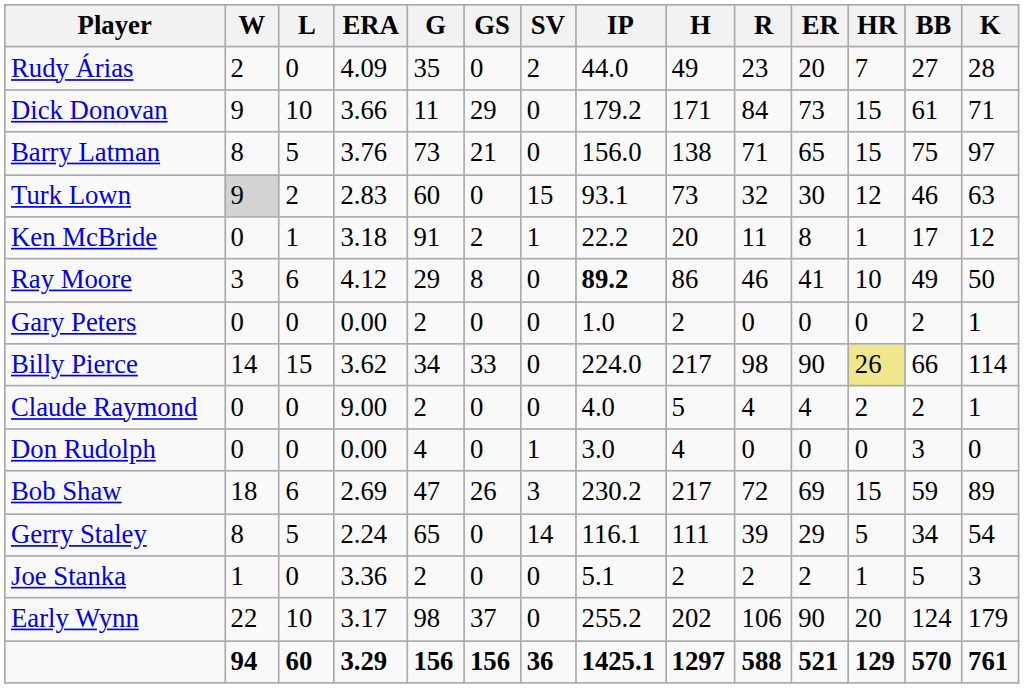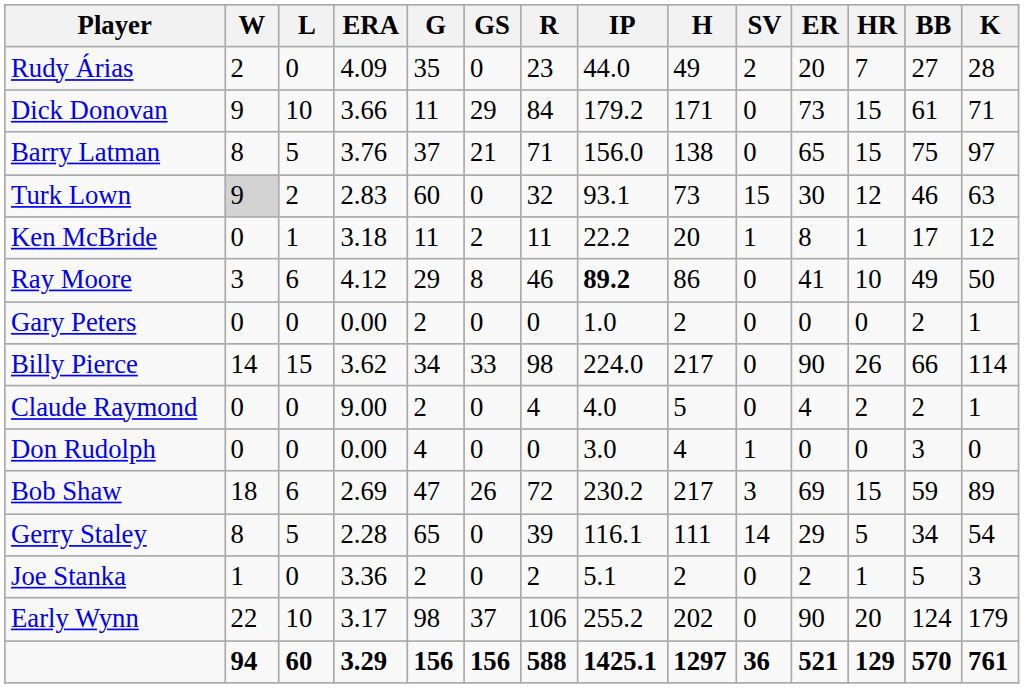columns swapped: (548, 25) <-> (764, 25)
(427, 152) 73 -> (427, 152) 37
(427, 237) 91 -> (426, 237) 11
(868, 364) khaki background -> (868, 364) no background
(364, 534) 2.24 -> (364, 534) 2.28
